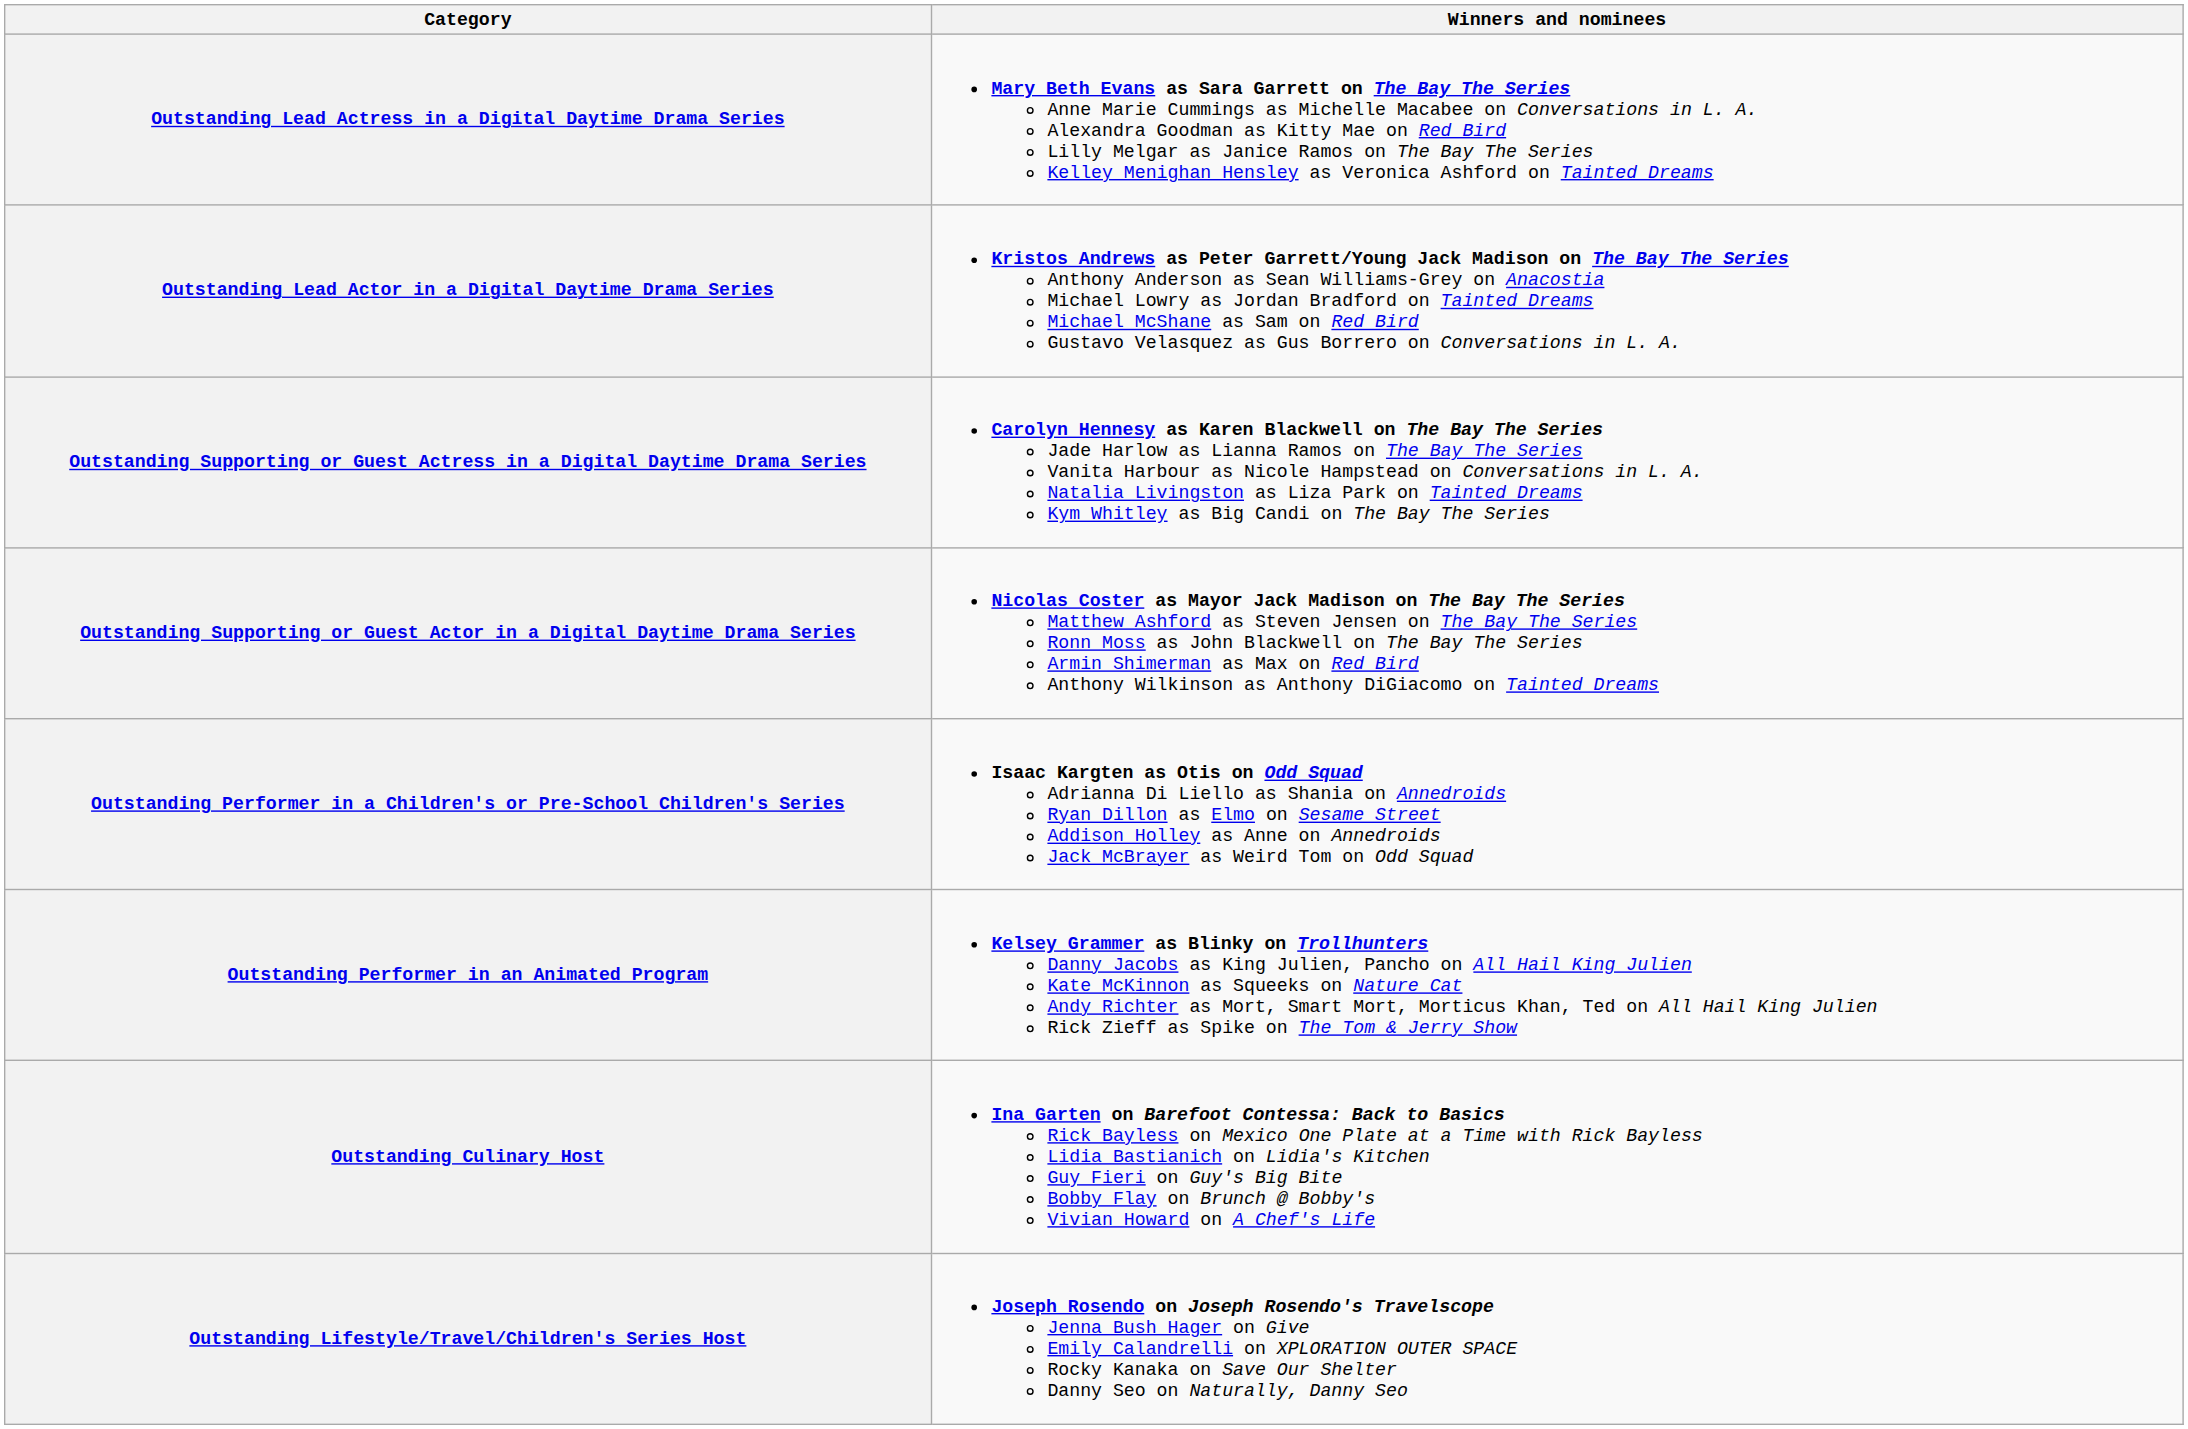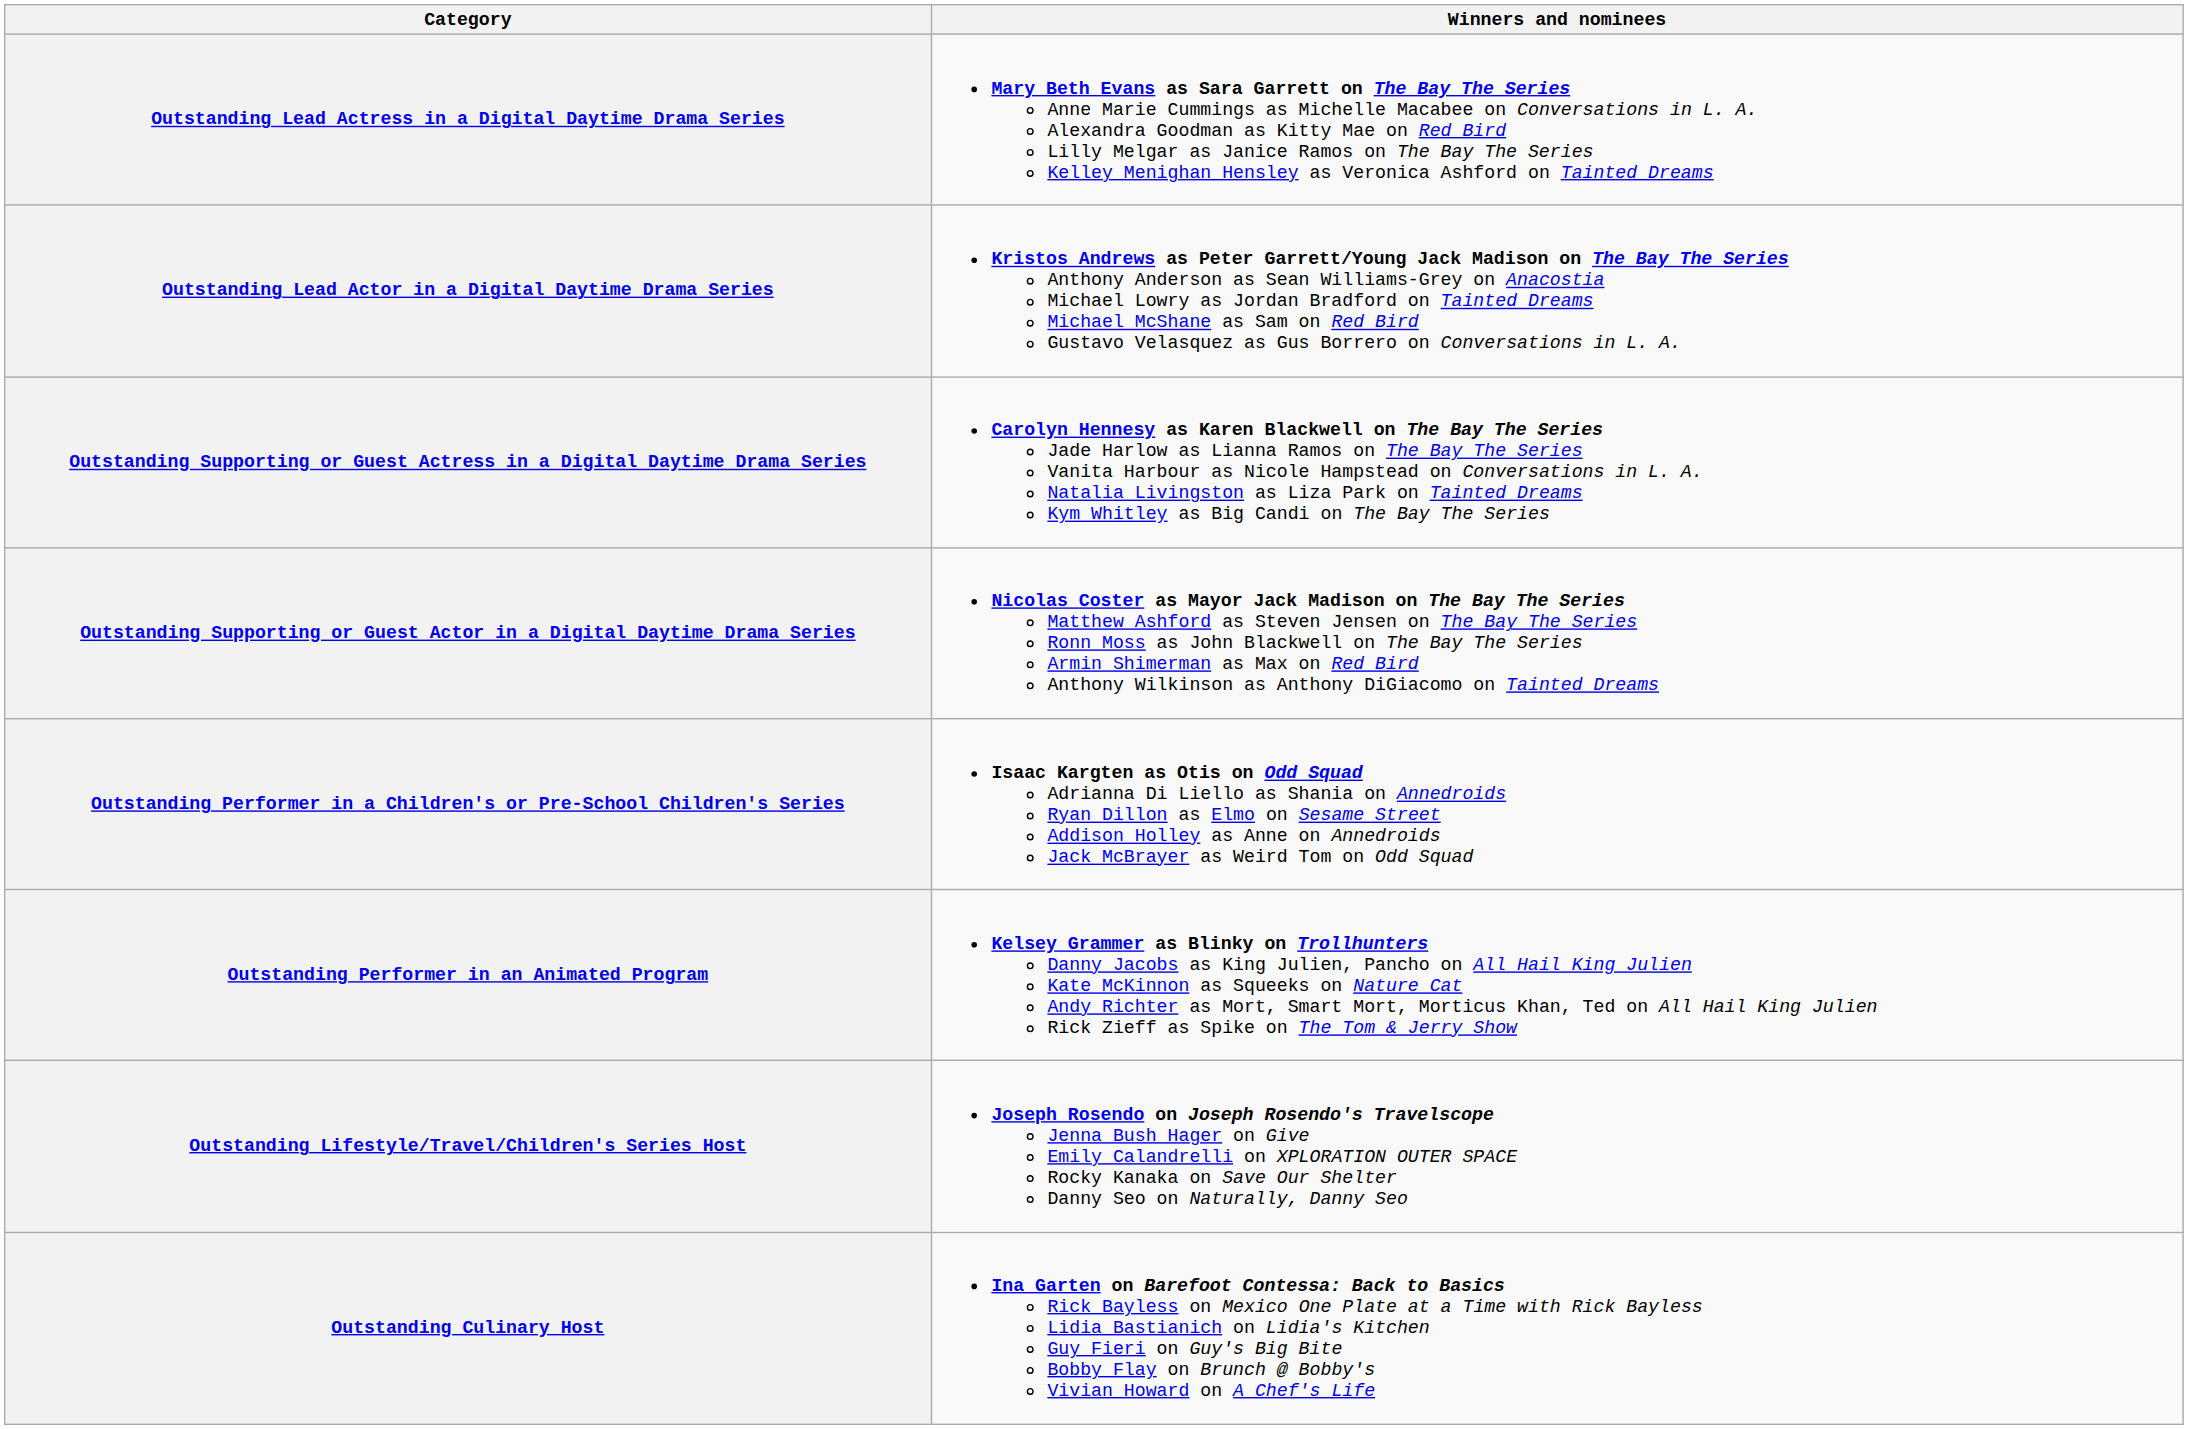rows swapped: (468, 1157) <-> (468, 1338)
